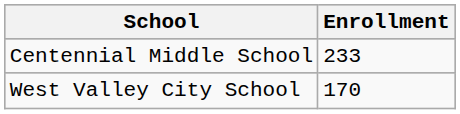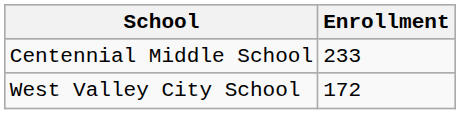(342, 91) 170 -> (342, 91) 172
